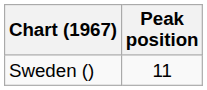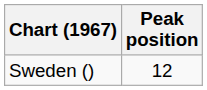(162, 70) 11 -> (162, 70) 12
